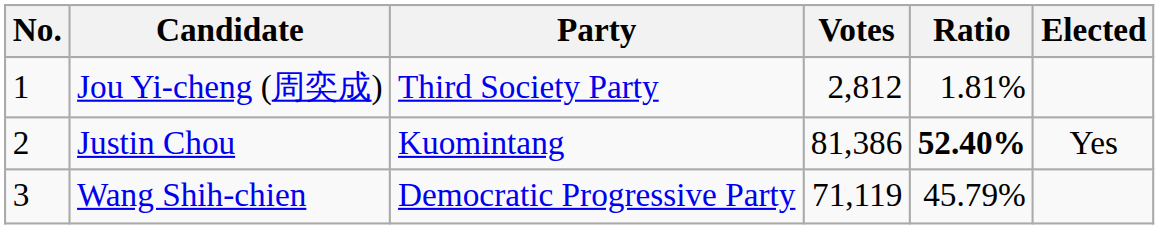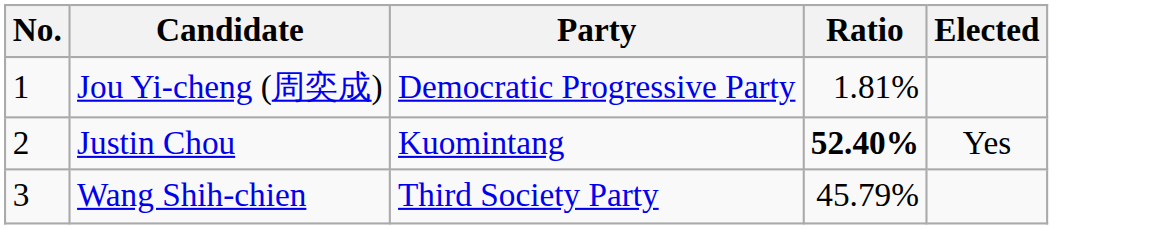- column: (857, 30)
(528, 86) Third Society Party -> (597, 86) Democratic Progressive Party
(597, 195) Democratic Progressive Party -> (528, 195) Third Society Party
